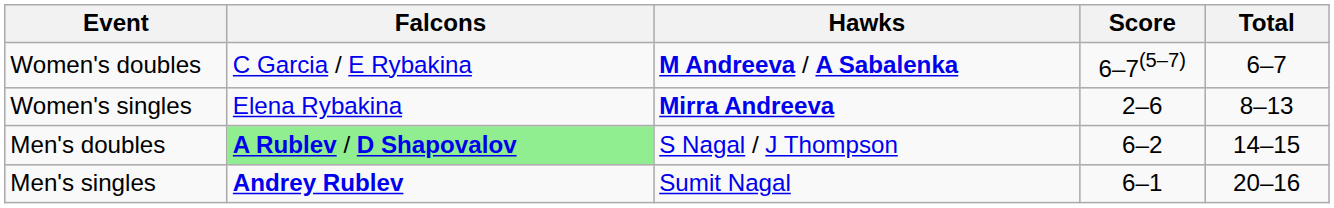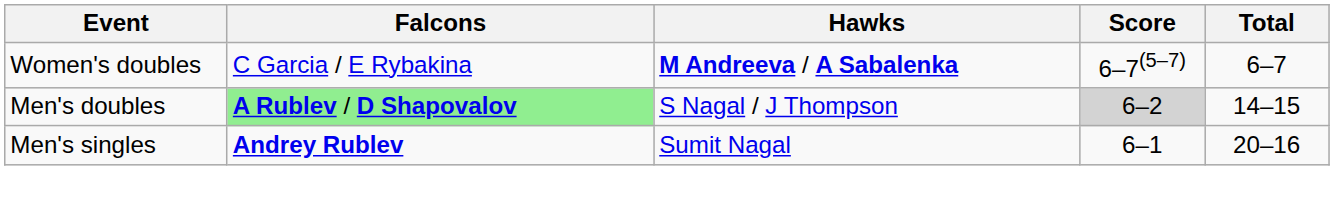- row: (101, 106)
(1142, 145) no background -> (1142, 106) lightgrey background
